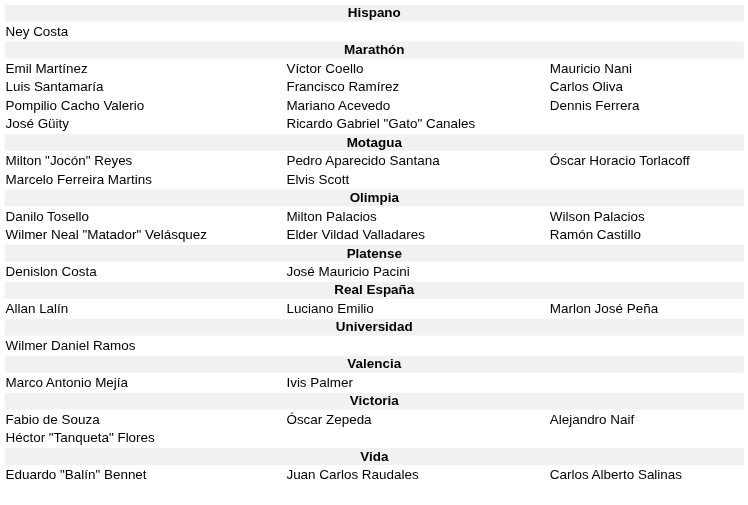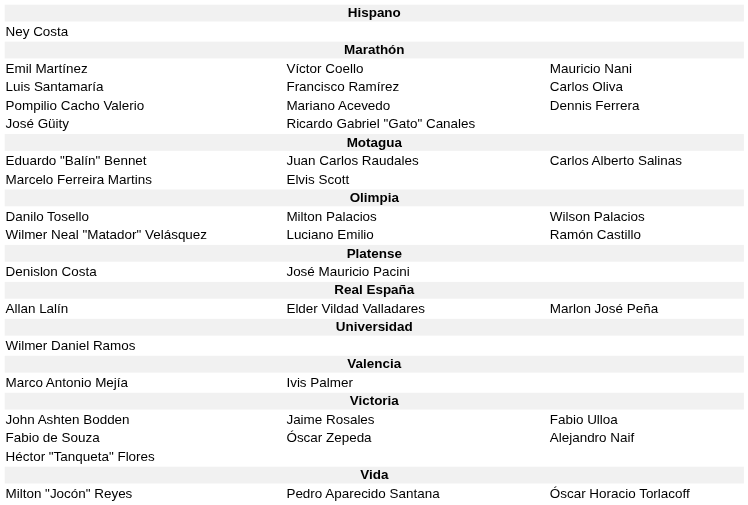rows swapped: (69, 160) <-> (76, 475)
(356, 234) Elder Vildad Valladares -> (330, 234) Luciano Emilio
(330, 308) Luciano Emilio -> (356, 308) Elder Vildad Valladares
+ row: (68, 419)
